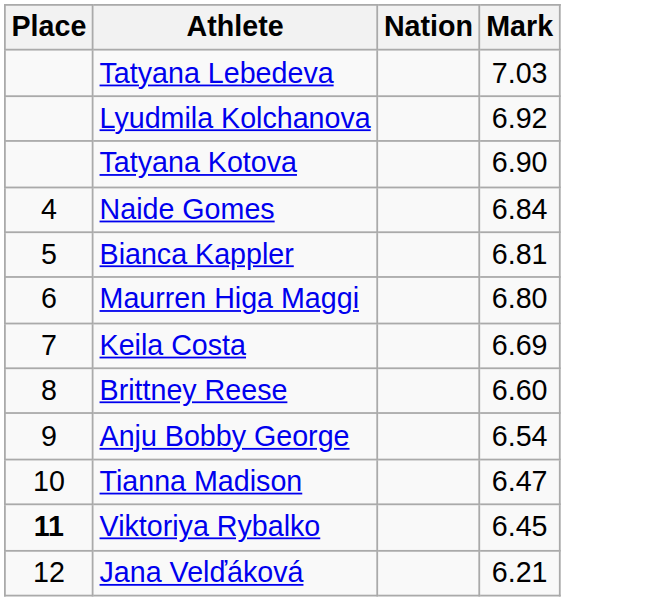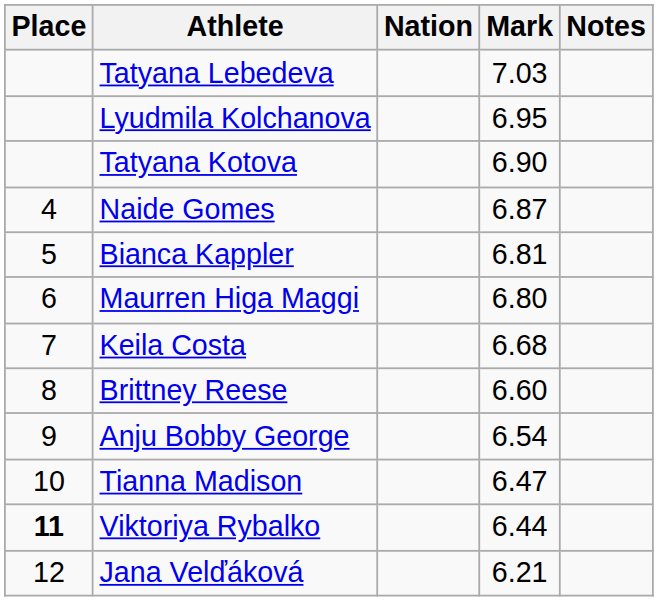+ column: (606, 27)
(520, 118) 6.92 -> (520, 118) 6.95
(520, 208) 6.84 -> (520, 208) 6.87
(520, 345) 6.69 -> (520, 345) 6.68
(520, 526) 6.45 -> (520, 526) 6.44
